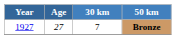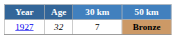(59, 27) 27 -> (59, 27) 32
